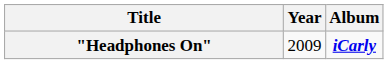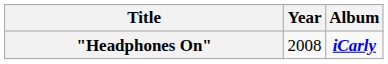(305, 44) 2009 -> (305, 44) 2008
